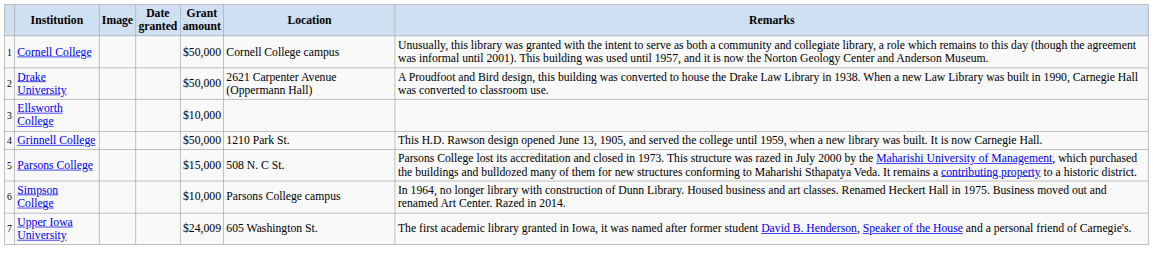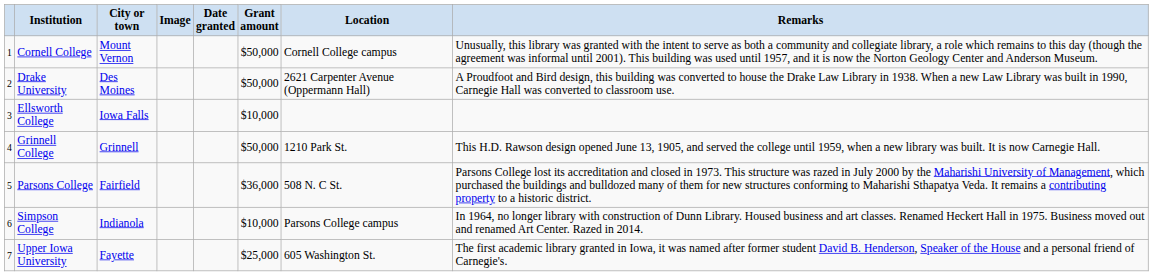+ column: (127, 20)
(202, 165) $15,000 -> (260, 185) $36,000
(202, 228) $24,009 -> (260, 255) $25,000
